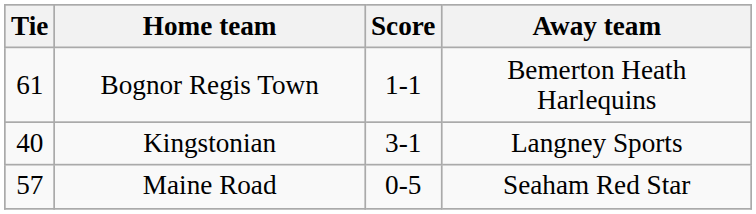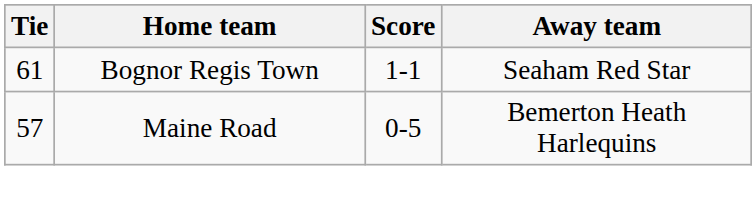(597, 84) Bemerton Heath Harlequins -> (597, 69) Seaham Red Star
- row: (210, 142)
(597, 186) Seaham Red Star -> (597, 127) Bemerton Heath Harlequins
